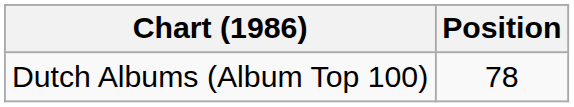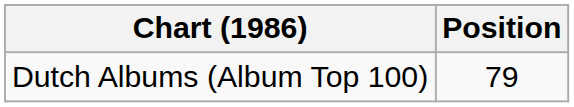(502, 76) 78 -> (502, 76) 79
